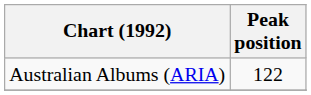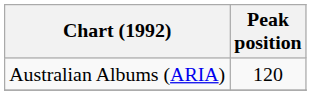(268, 74) 122 -> (268, 74) 120
